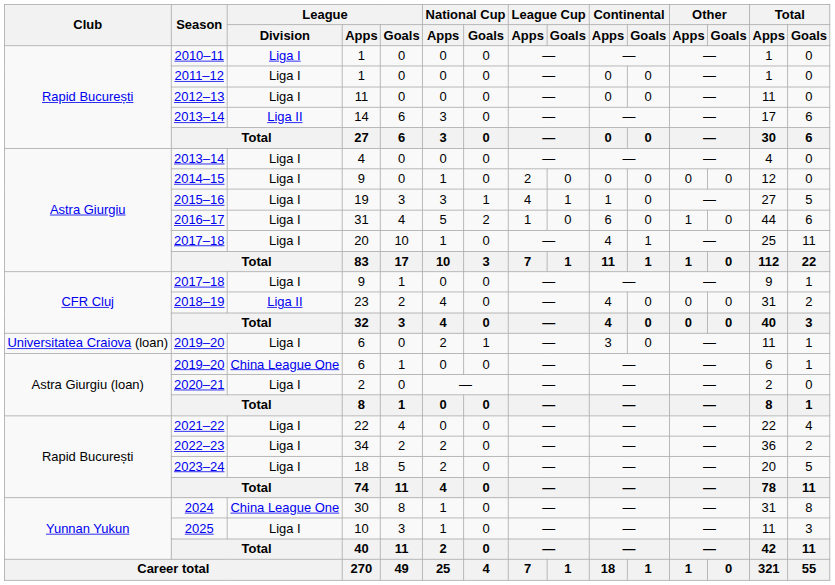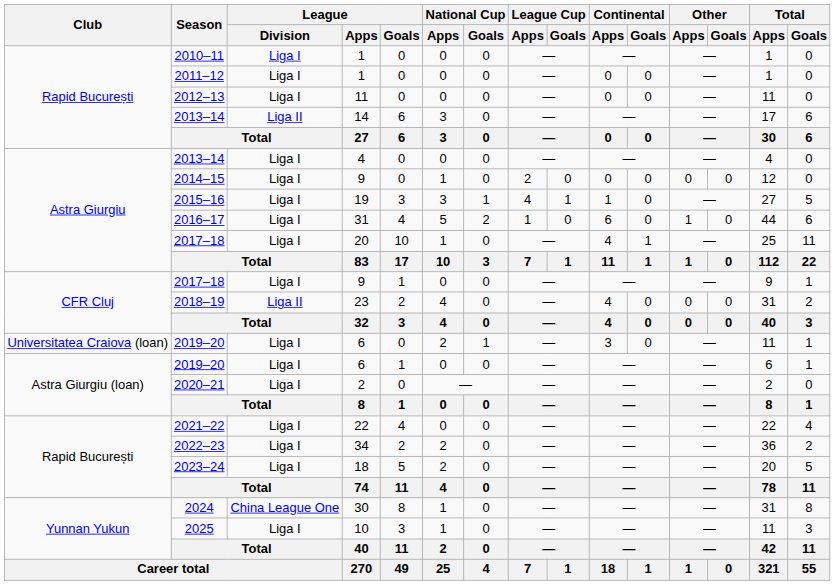(285, 364) China League One -> (285, 364) Liga I
